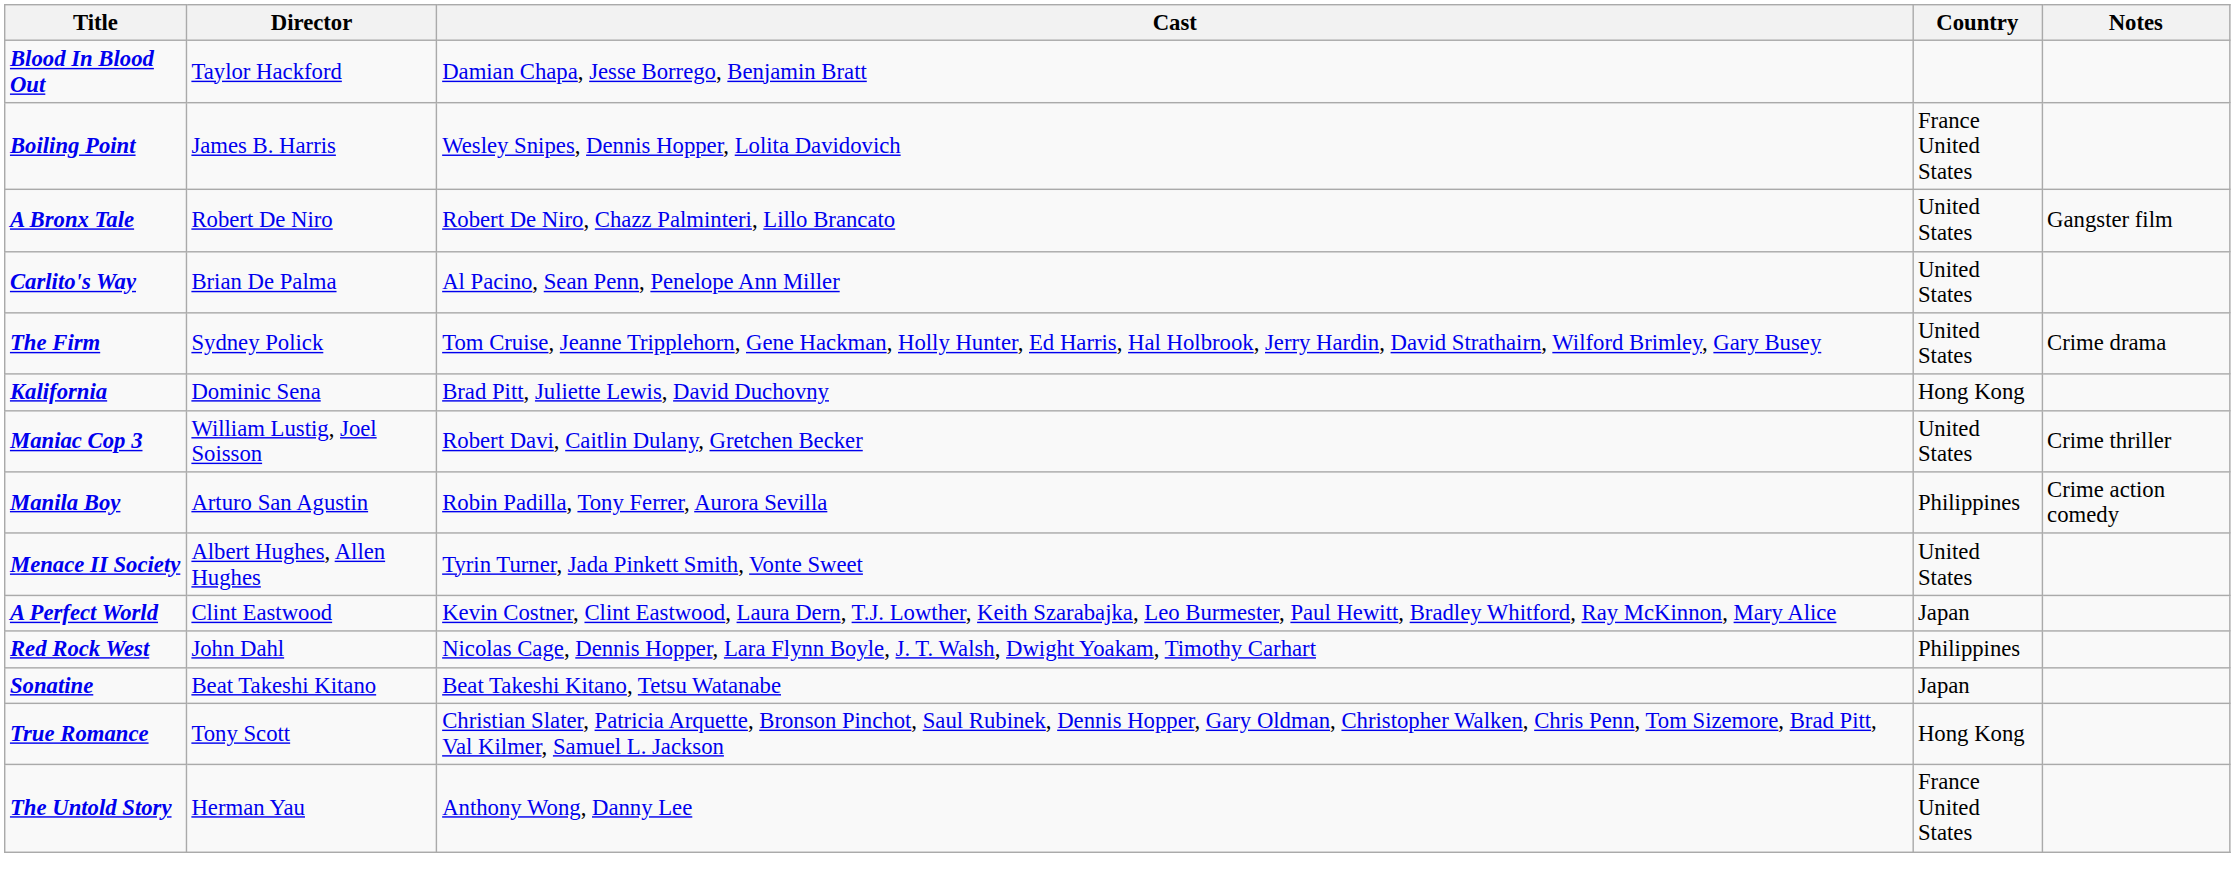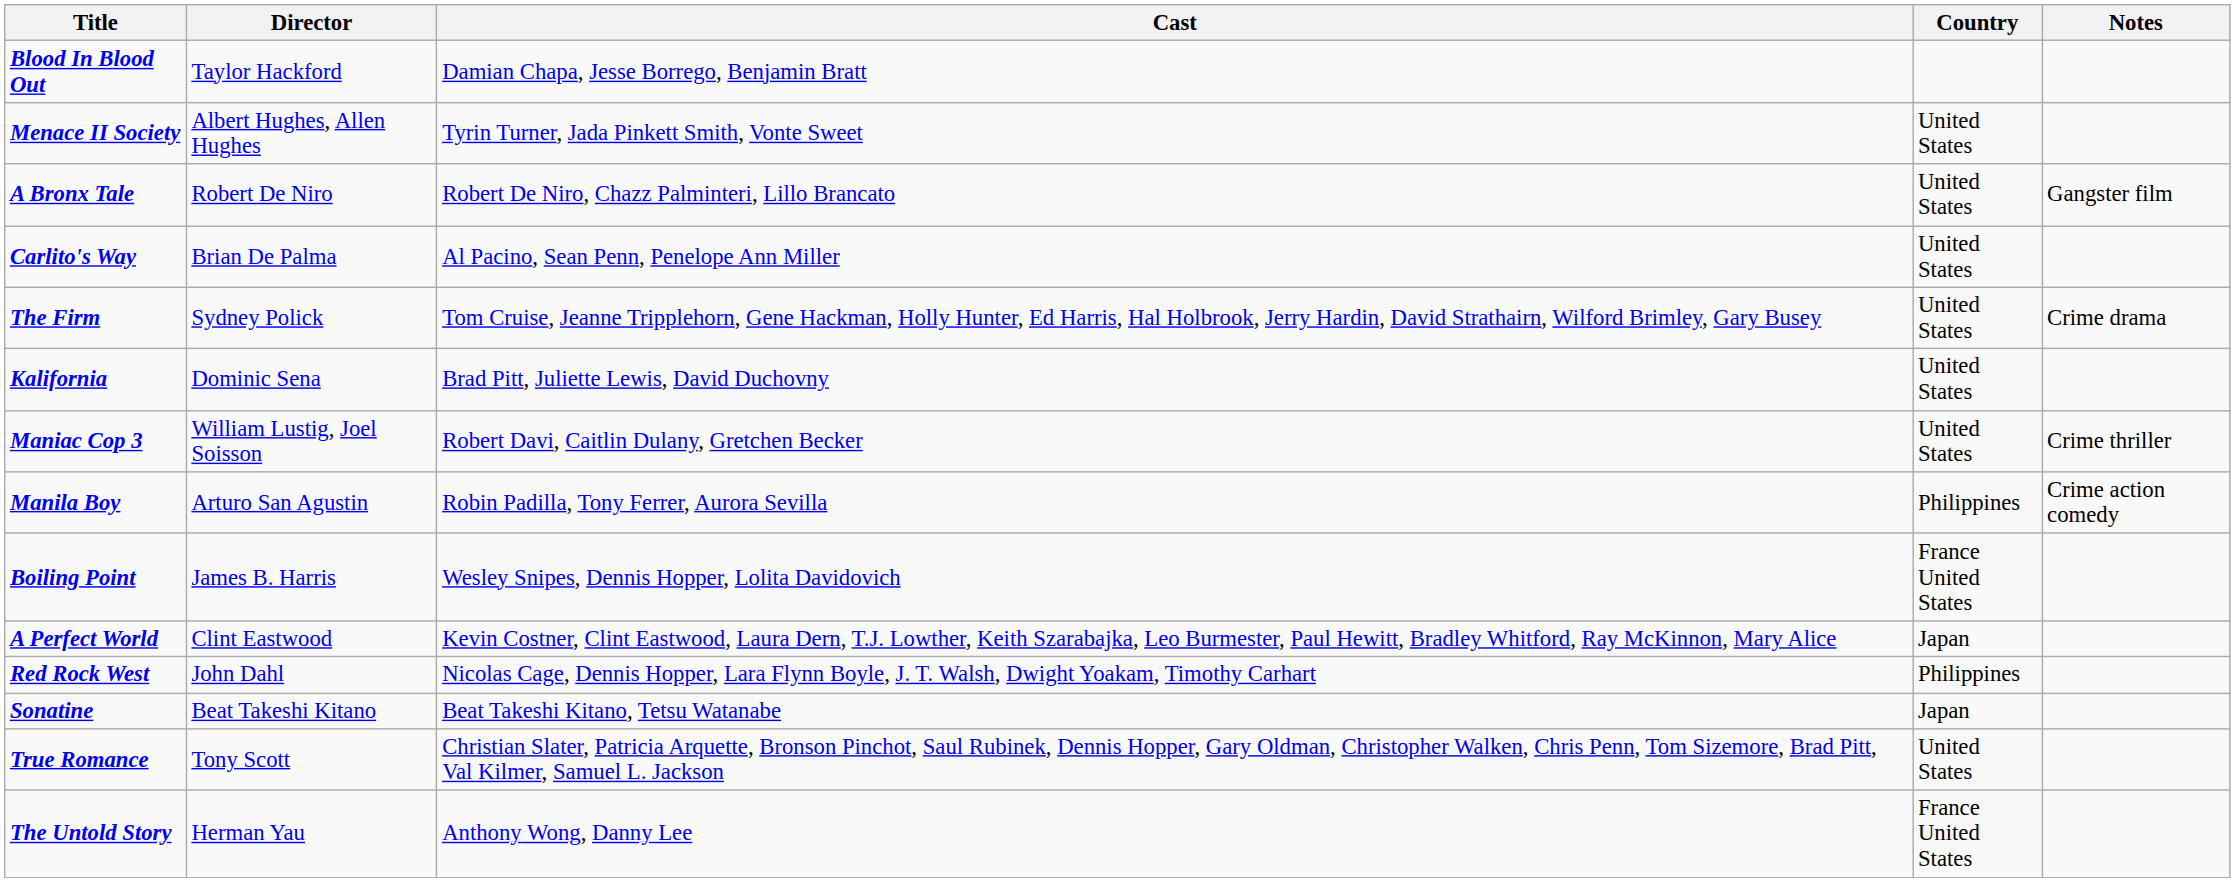rows swapped: (73, 145) <-> (95, 564)
(1971, 392) Hong Kong -> (1949, 379) United States
(1971, 733) Hong Kong -> (1949, 759) United States
